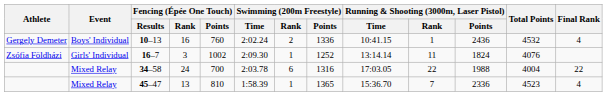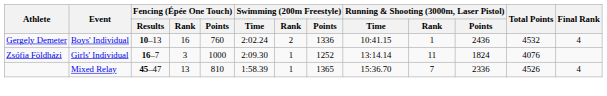(217, 55) 1002 -> (217, 55) 1000
- row: (150, 70)
(531, 84) 4523 -> (531, 70) 4526
